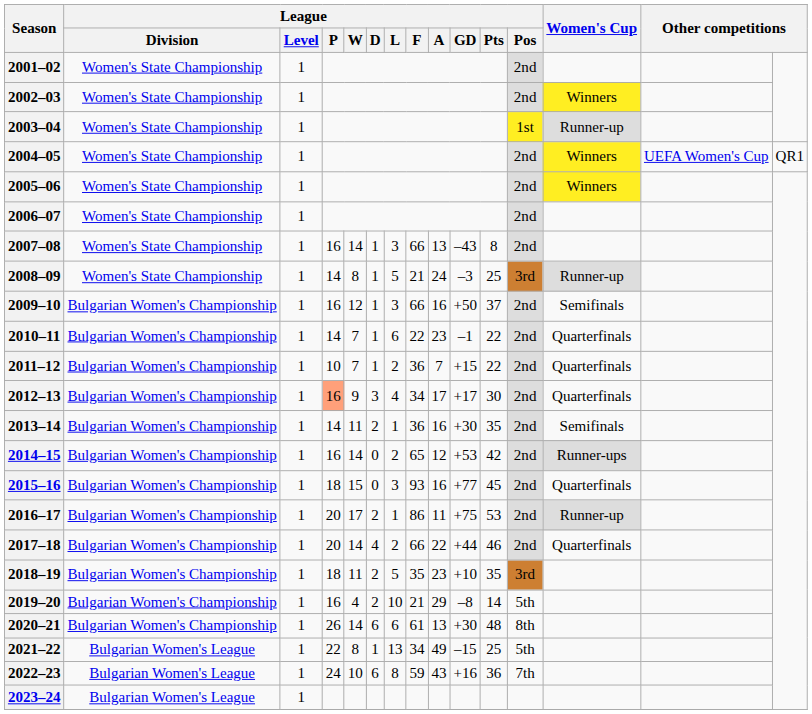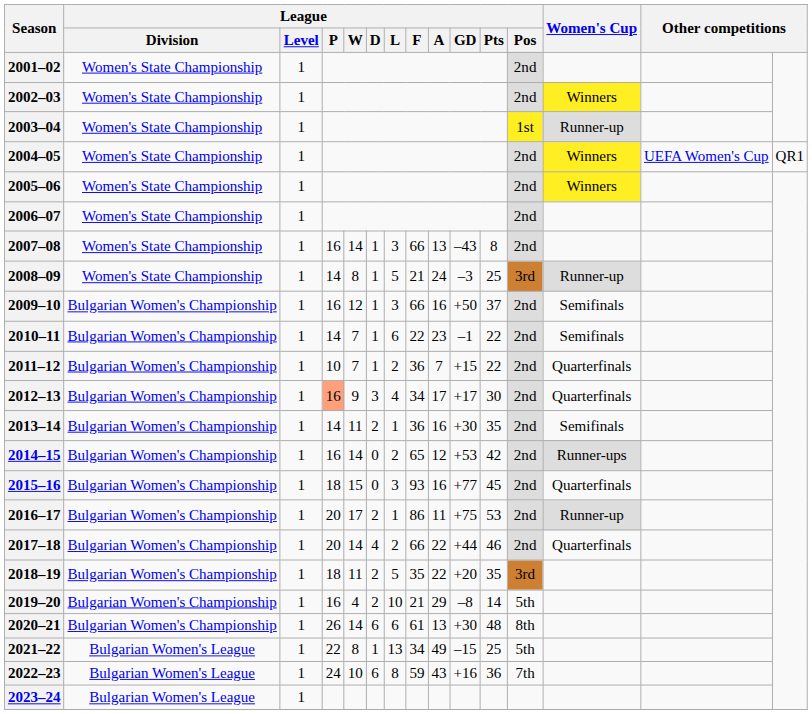(592, 336) Quarterfinals -> (592, 336) Semifinals
(439, 575) 23 -> (439, 575) 22
(465, 575) +10 -> (465, 575) +20
